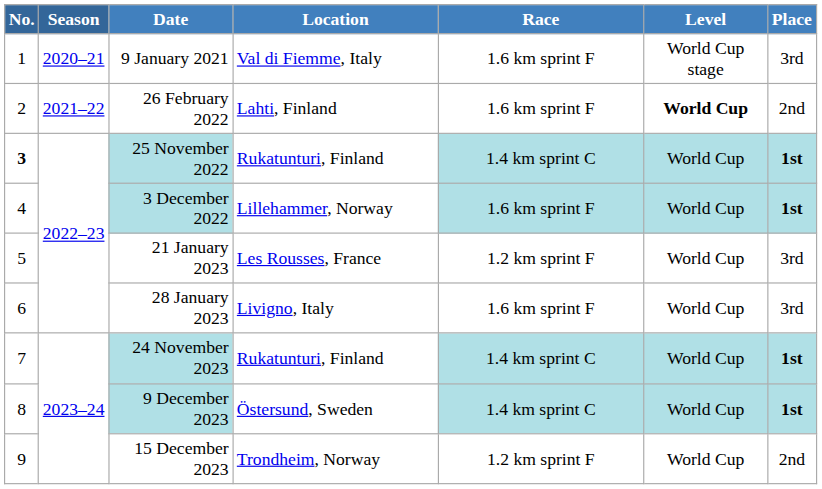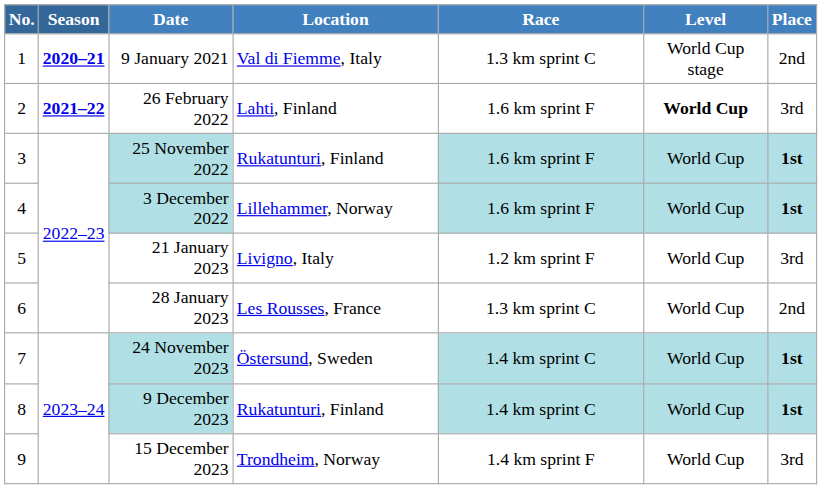(74, 58) normal -> (74, 58) bold
(541, 58) 1.6 km sprint F -> (541, 58) 1.3 km sprint C
(792, 58) 3rd -> (792, 58) 2nd
(74, 108) normal -> (74, 108) bold
(792, 108) 2nd -> (792, 108) 3rd
(22, 158) bold -> (22, 158) normal
(541, 158) 1.4 km sprint C -> (541, 158) 1.6 km sprint F
(309, 258) Les Rousses, France -> (285, 258) Livigno, Italy
(285, 308) Livigno, Italy -> (309, 308) Les Rousses, France
(541, 308) 1.6 km sprint F -> (541, 308) 1.3 km sprint C
(792, 308) 3rd -> (792, 308) 2nd
(310, 358) Rukatunturi, Finland -> (305, 358) Östersund, Sweden
(305, 408) Östersund, Sweden -> (310, 408) Rukatunturi, Finland
(541, 458) 1.2 km sprint F -> (541, 458) 1.4 km sprint F
(792, 458) 2nd -> (792, 458) 3rd
